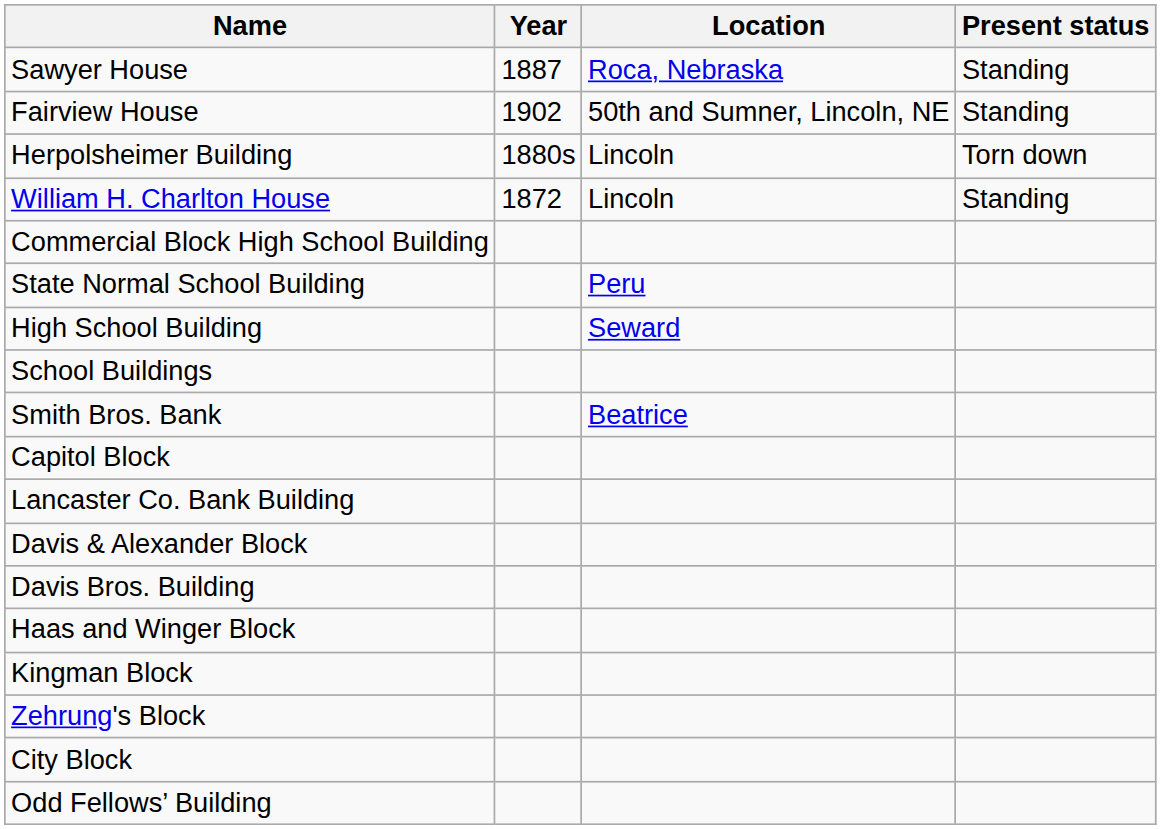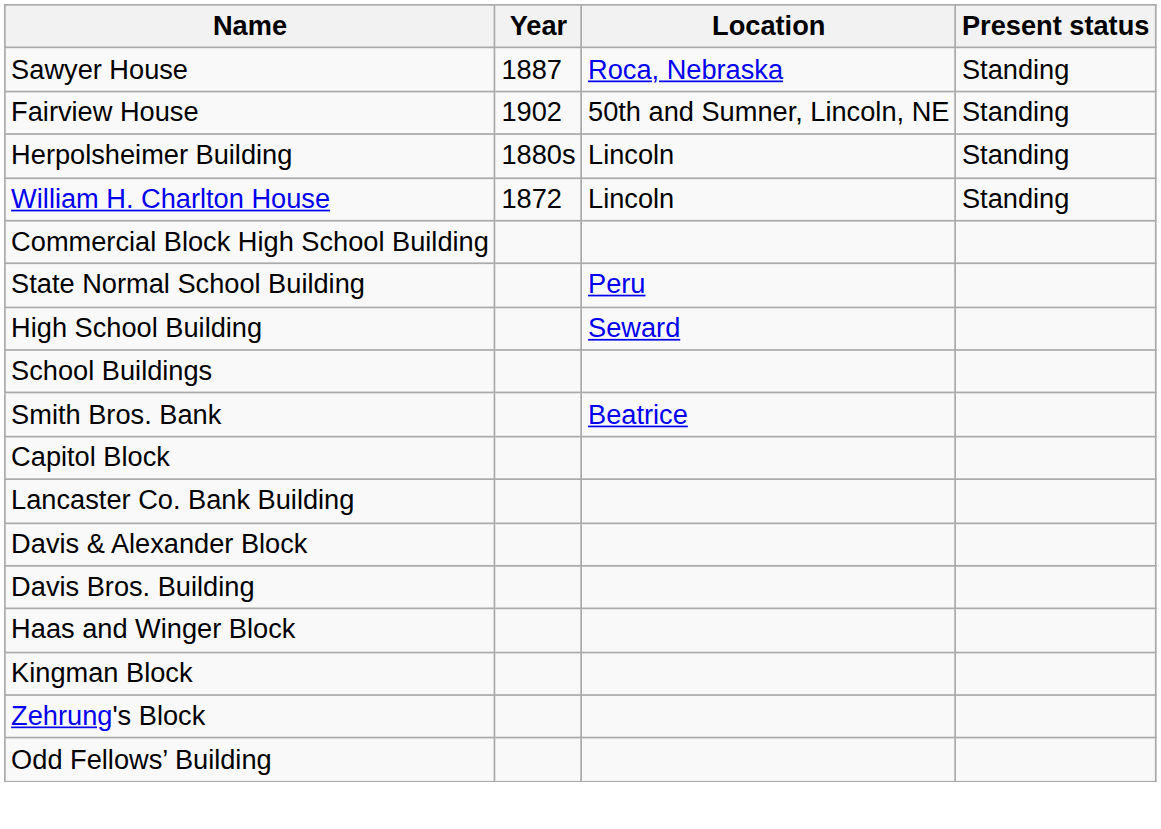(1025, 155) Torn down -> (1016, 155) Standing
- row: (72, 759)
